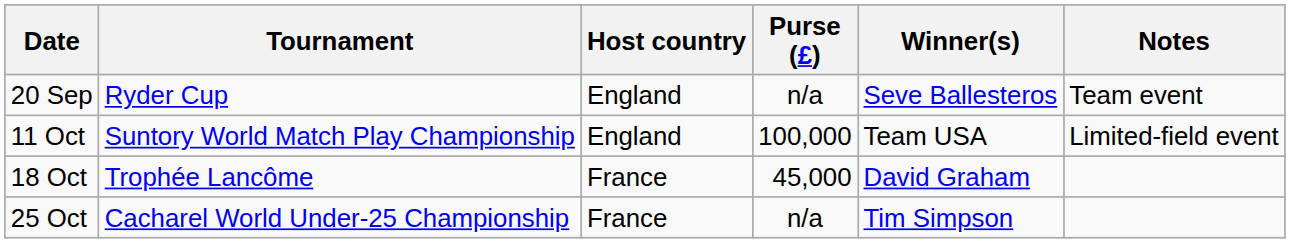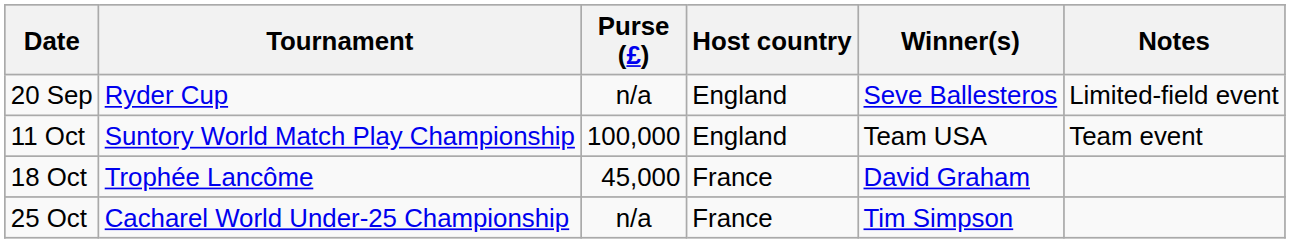columns swapped: (667, 40) <-> (805, 40)
(1136, 95) Team event -> (1174, 95) Limited-field event
(1174, 136) Limited-field event -> (1136, 136) Team event
